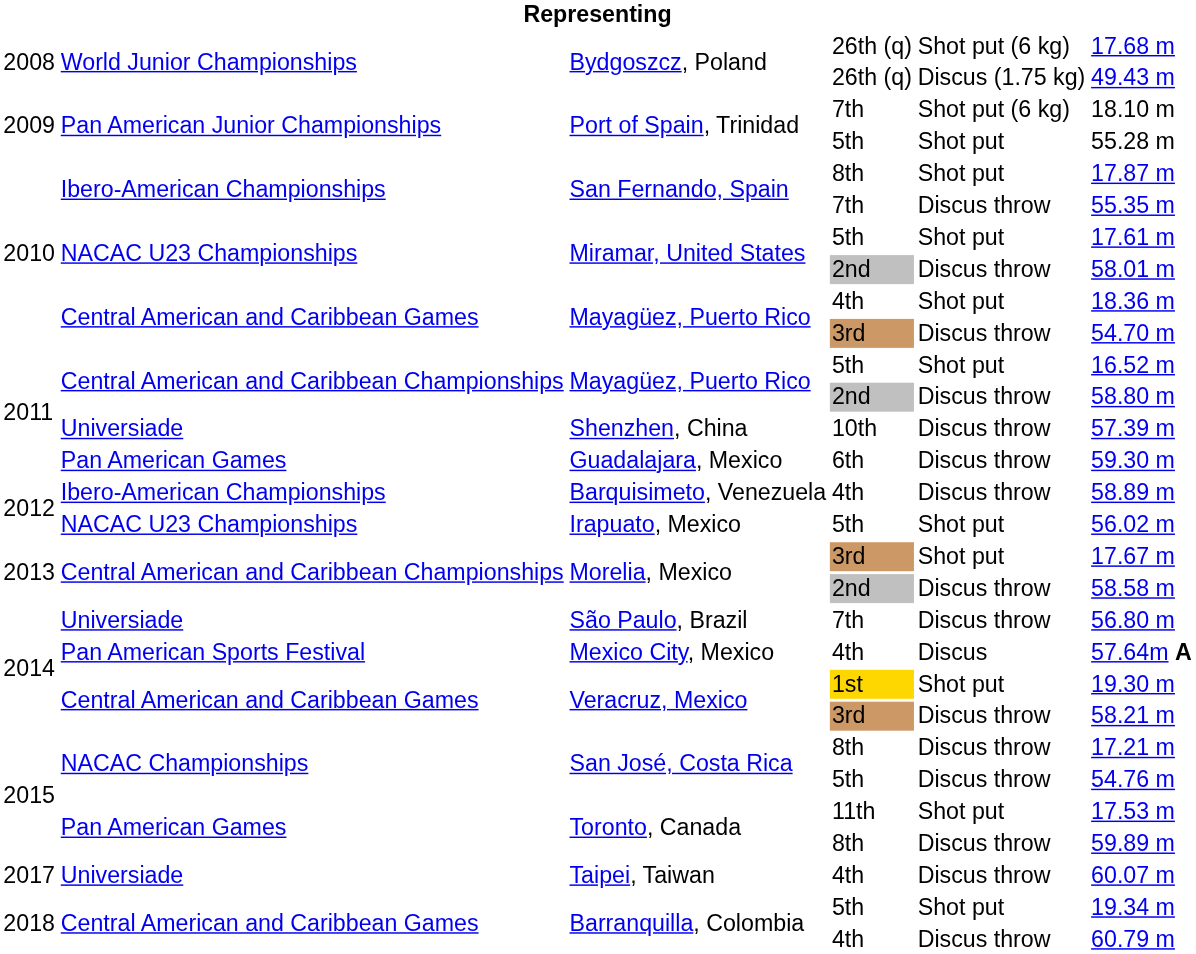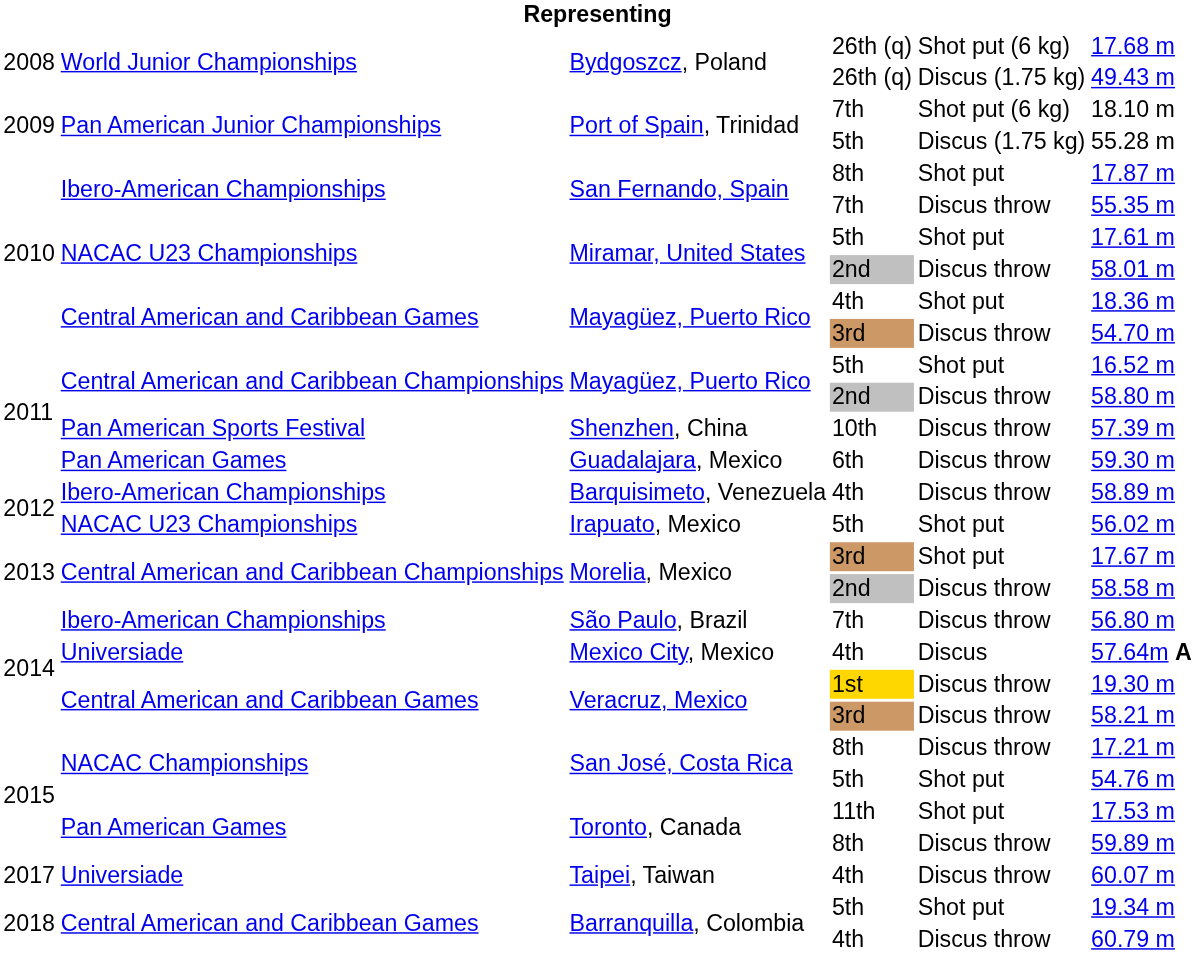(961, 141) Shot put -> (1002, 141) Discus (1.75 kg)
(122, 428) Universiade -> (213, 428) Pan American Sports Festival
(122, 620) Universiade -> (223, 620) Ibero-American Championships
(213, 652) Pan American Sports Festival -> (122, 652) Universiade
(961, 684) Shot put -> (984, 684) Discus throw
(984, 779) Discus throw -> (961, 779) Shot put
